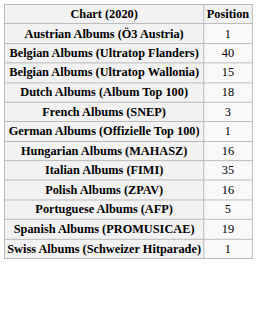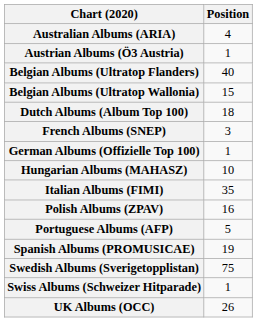+ row: (104, 33)
(228, 151) 16 -> (228, 170) 10
+ row: (104, 268)
+ row: (104, 307)
